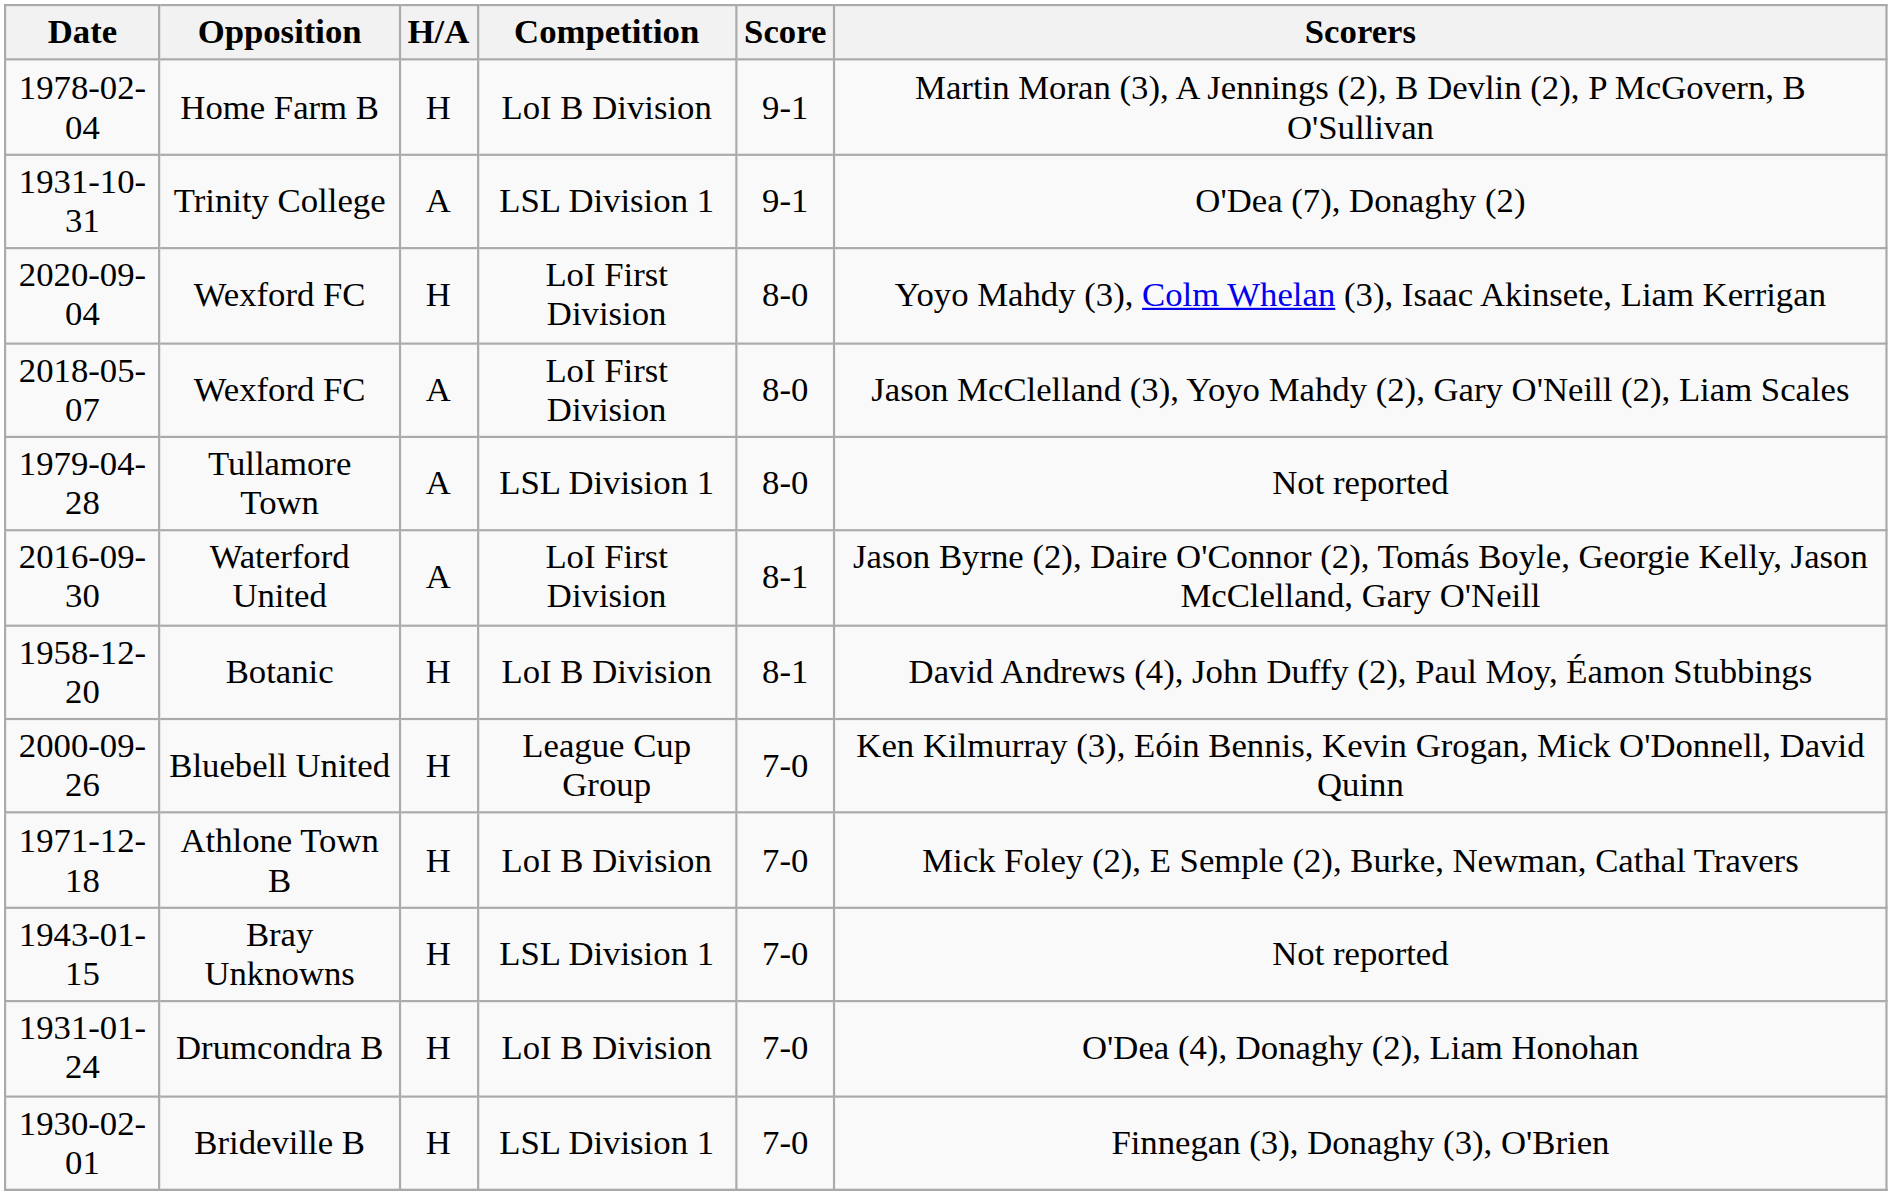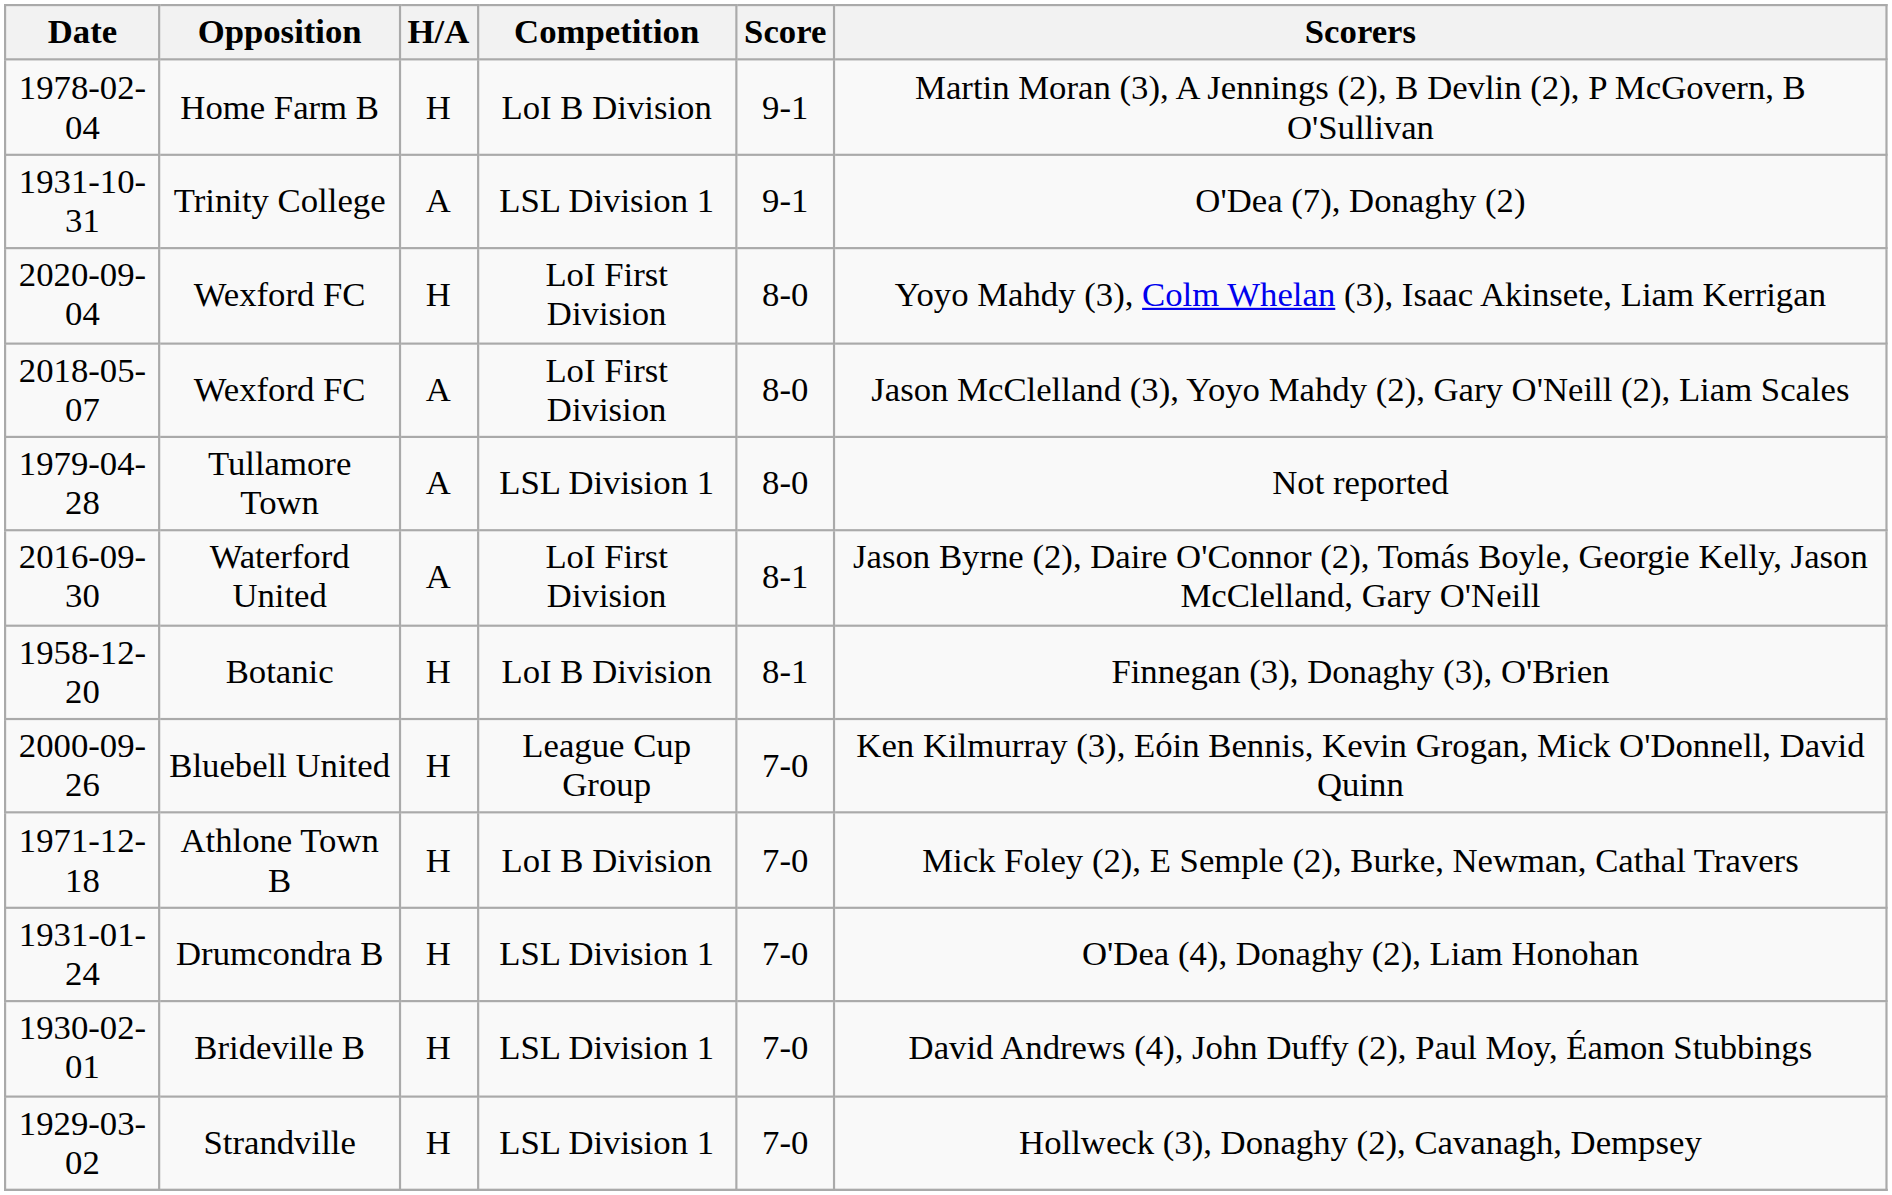(1360, 671) David Andrews (4), John Duffy (2), Paul Moy, Éamon Stubbings -> (1360, 671) Finnegan (3), Donaghy (3), O'Brien
- row: (82, 953)
(607, 1047) LoI B Division -> (607, 953) LSL Division 1
(1360, 1141) Finnegan (3), Donaghy (3), O'Brien -> (1360, 1047) David Andrews (4), John Duffy (2), Paul Moy, Éamon Stubbings
+ row: (82, 1141)
